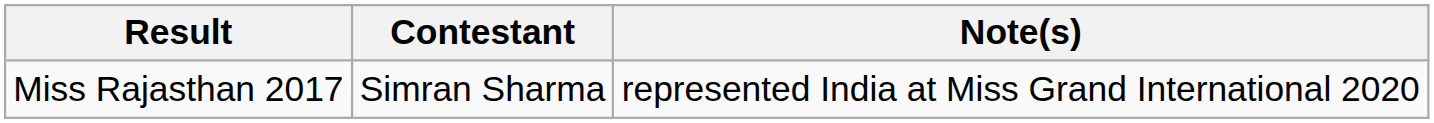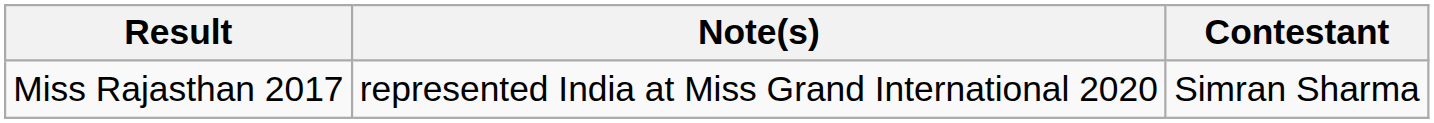columns swapped: (483, 32) <-> (1021, 32)
